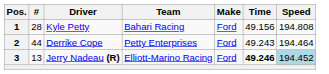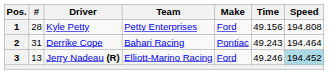(154, 27) Bahari Racing -> (161, 27) Petty Enterprises
(37, 42) 44 -> (37, 42) 31
(161, 42) Petty Enterprises -> (154, 42) Bahari Racing
(227, 42) Ford -> (233, 42) Pontiac
(260, 58) bold -> (268, 58) normal
